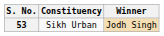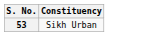- column: (131, 11)
